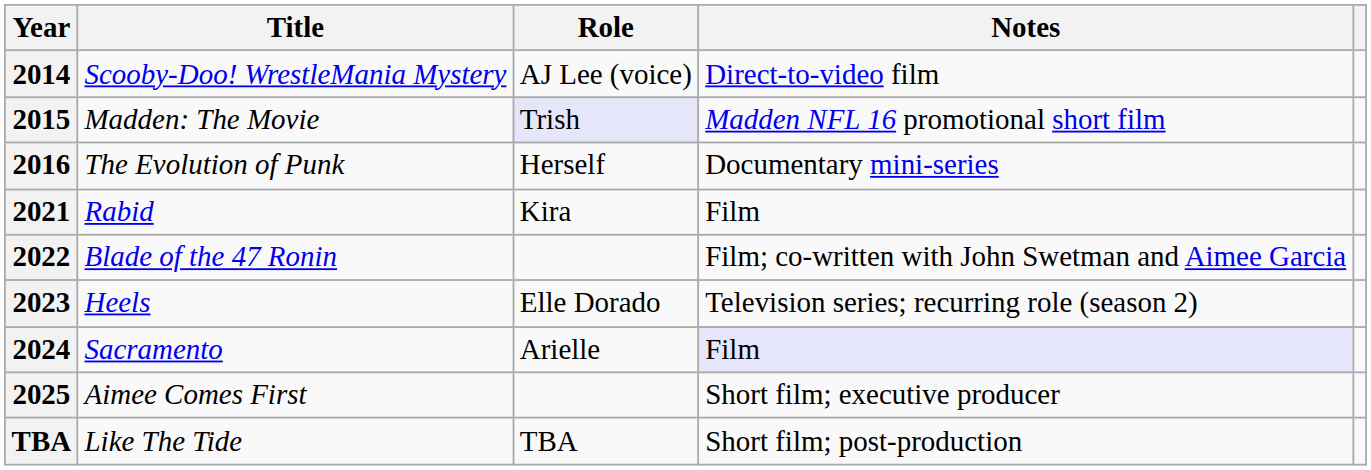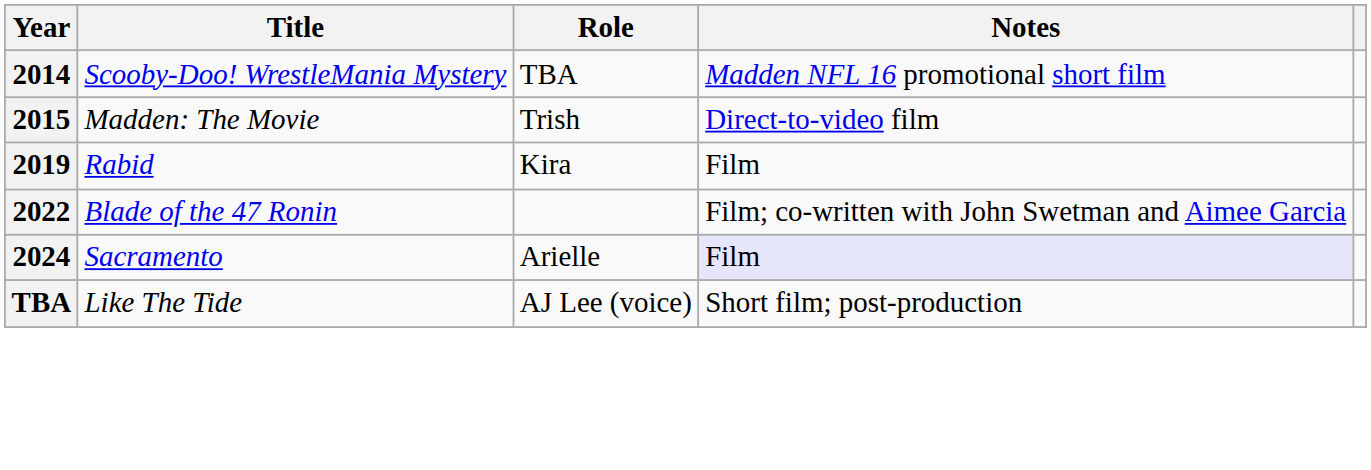(606, 73) AJ Lee (voice) -> (549, 73) TBA
(822, 73) Direct-to-video film -> (935, 73) Madden NFL 16 promotional short film
(550, 119) lavender background -> (550, 119) no background
(935, 119) Madden NFL 16 promotional short film -> (822, 119) Direct-to-video film
- row: (214, 165)
(41, 211) 2021 -> (41, 165) 2019
- row: (117, 303)
- row: (195, 394)
(549, 440) TBA -> (606, 303) AJ Lee (voice)
